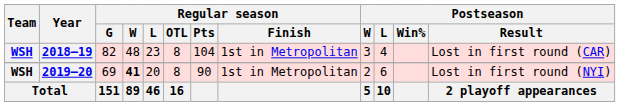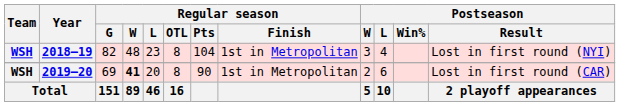(521, 53) Lost in first round (CAR) -> (521, 53) Lost in first round (NYI)
(521, 73) Lost in first round (NYI) -> (521, 73) Lost in first round (CAR)
